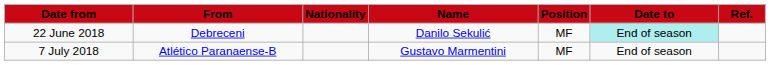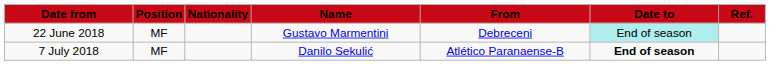columns swapped: (564, 14) <-> (218, 14)
(453, 33) Danilo Sekulić -> (336, 33) Gustavo Marmentini
(453, 51) Gustavo Marmentini -> (336, 51) Danilo Sekulić
(654, 51) normal -> (654, 51) bold
